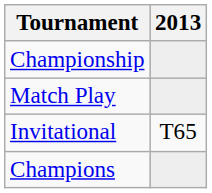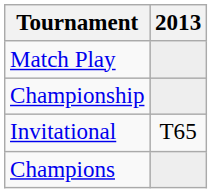rows swapped: (63, 95) <-> (77, 59)
